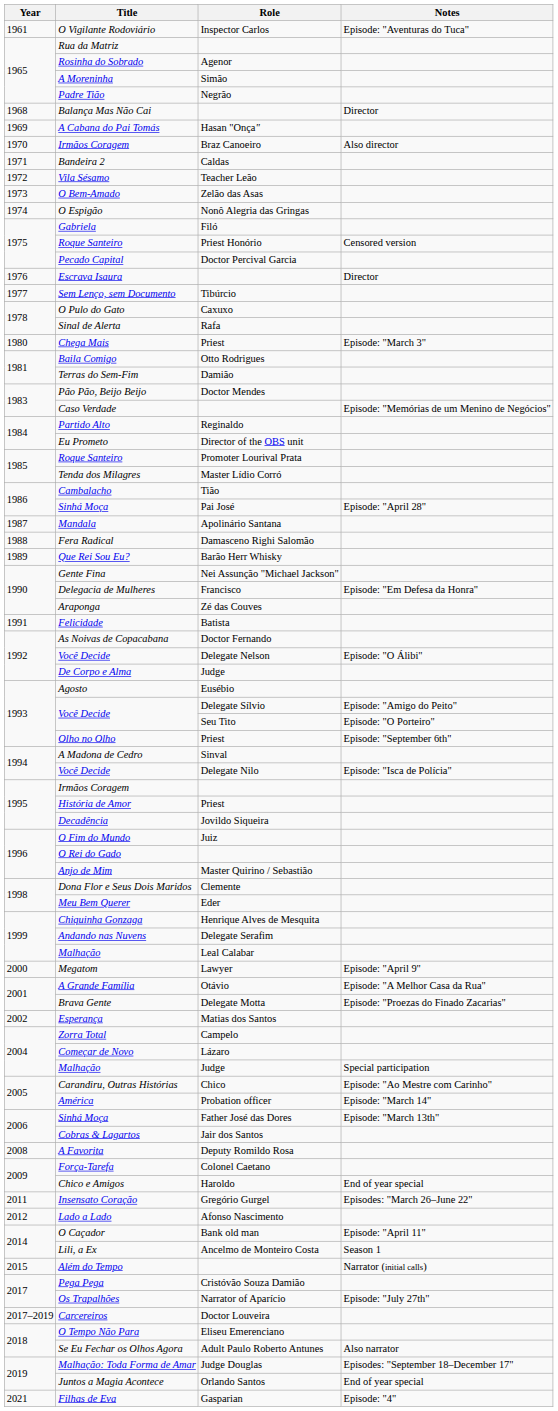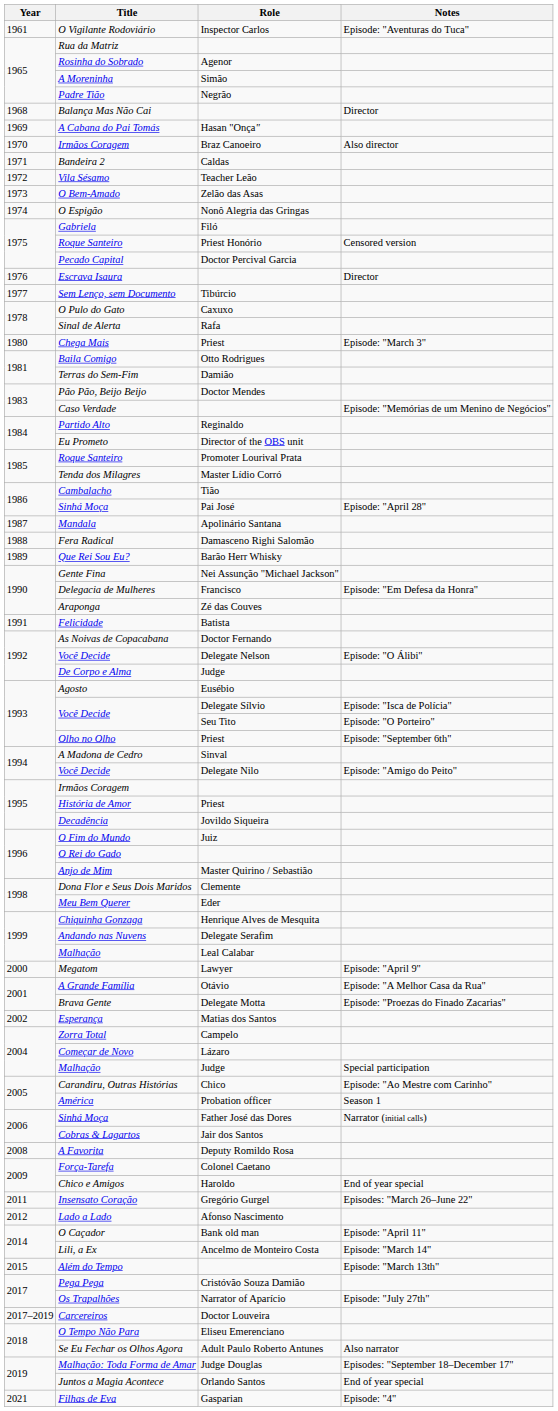(400, 705) Episode: "Amigo do Peito" -> (398, 705) Episode: "Isca de Polícia"
(398, 771) Episode: "Isca de Polícia" -> (400, 771) Episode: "Amigo do Peito"
(387, 1101) Episode: "March 14" -> (362, 1101) Season 1
(391, 1117) Episode: "March 13th" -> (385, 1117) Narrator (initial calls)
(362, 1249) Season 1 -> (387, 1249) Episode: "March 14"
(385, 1266) Narrator (initial calls) -> (391, 1266) Episode: "March 13th"
